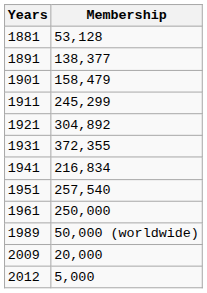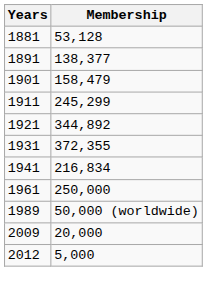(82, 125) 304,892 -> (82, 125) 344,892
- row: (24, 190)
